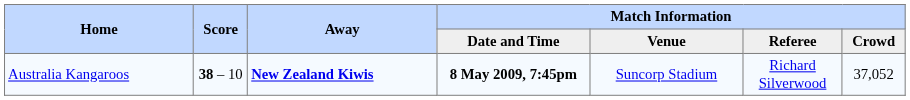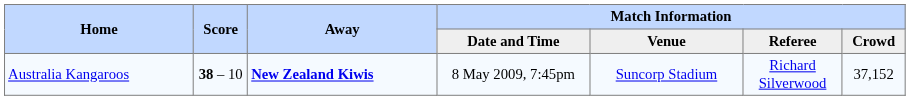(513, 74) bold -> (513, 74) normal
(874, 74) 37,052 -> (874, 74) 37,152
